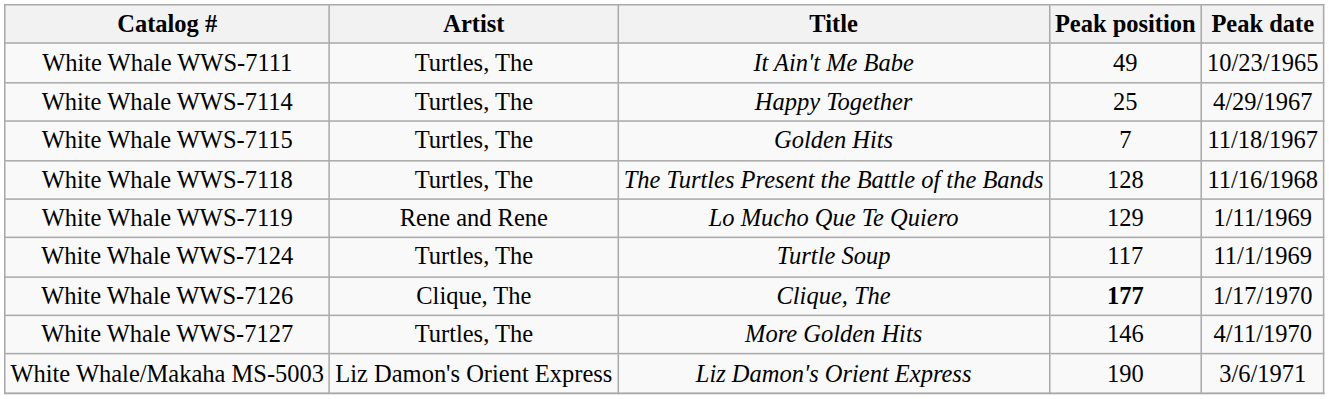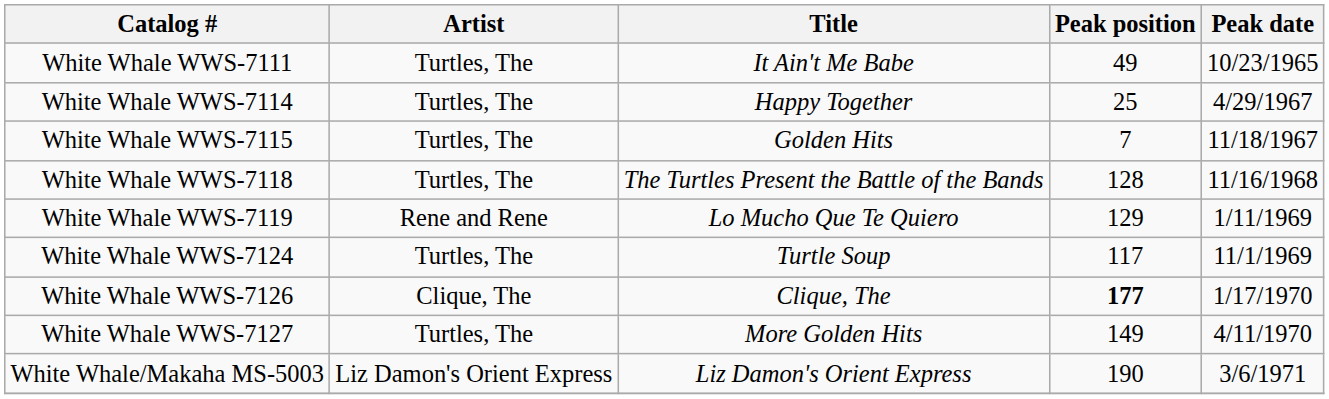(1125, 334) 146 -> (1125, 334) 149
